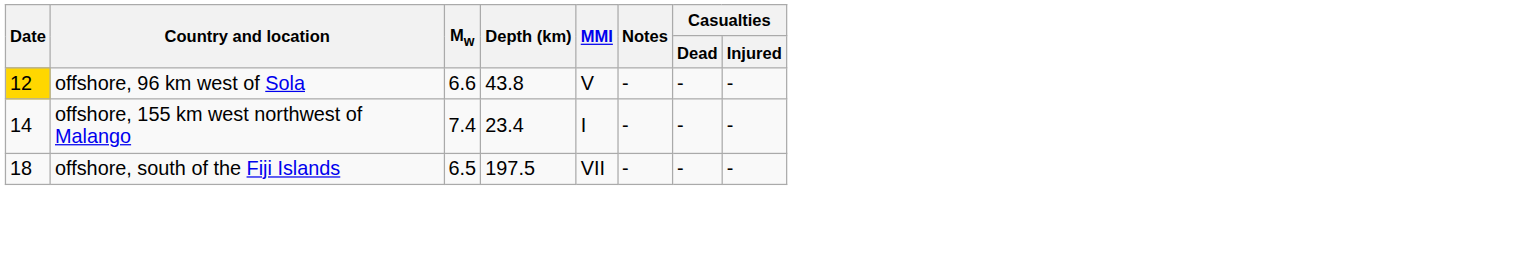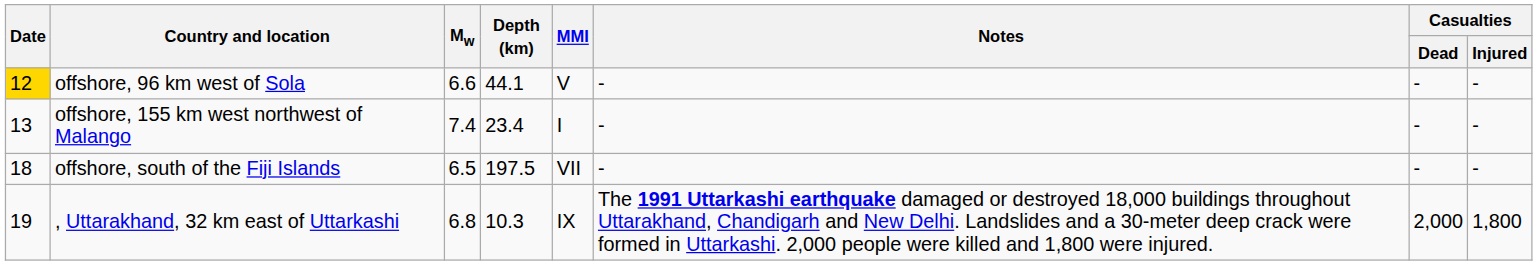(505, 83) 43.8 -> (505, 83) 44.1
(21, 125) 14 -> (21, 125) 13
+ row: (227, 222)
